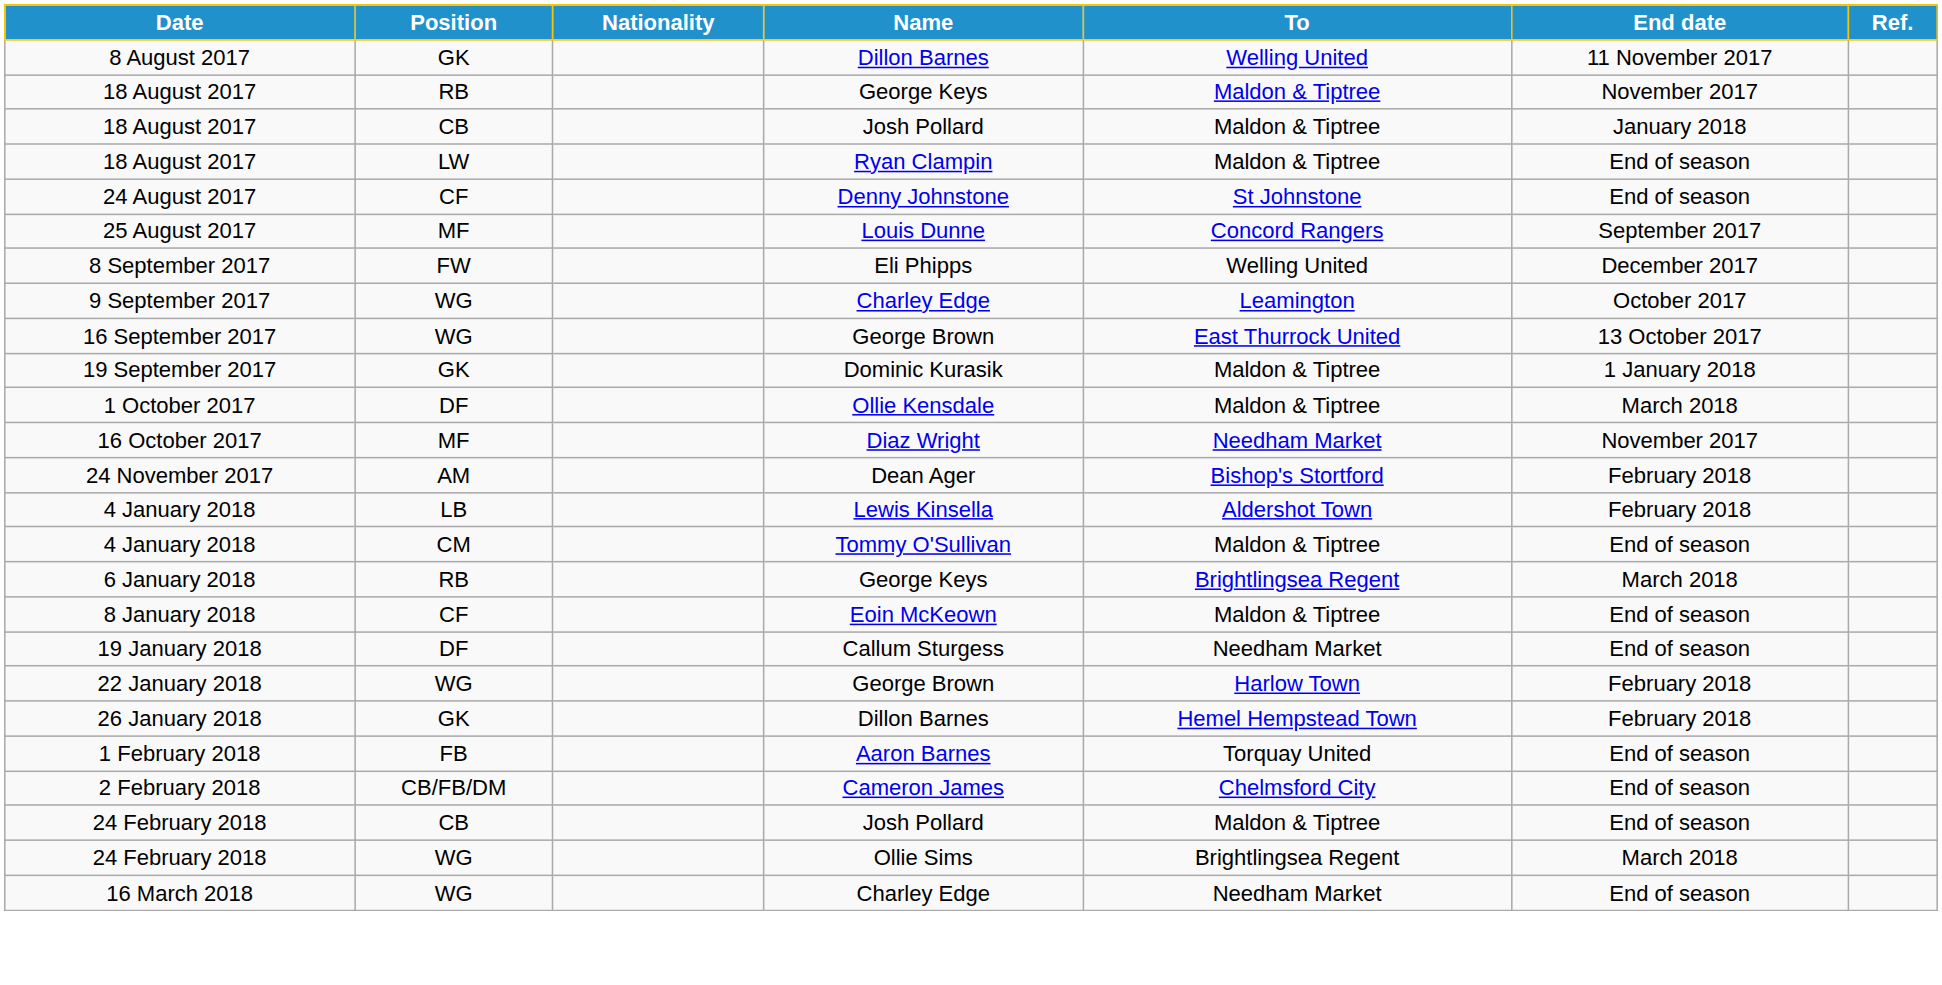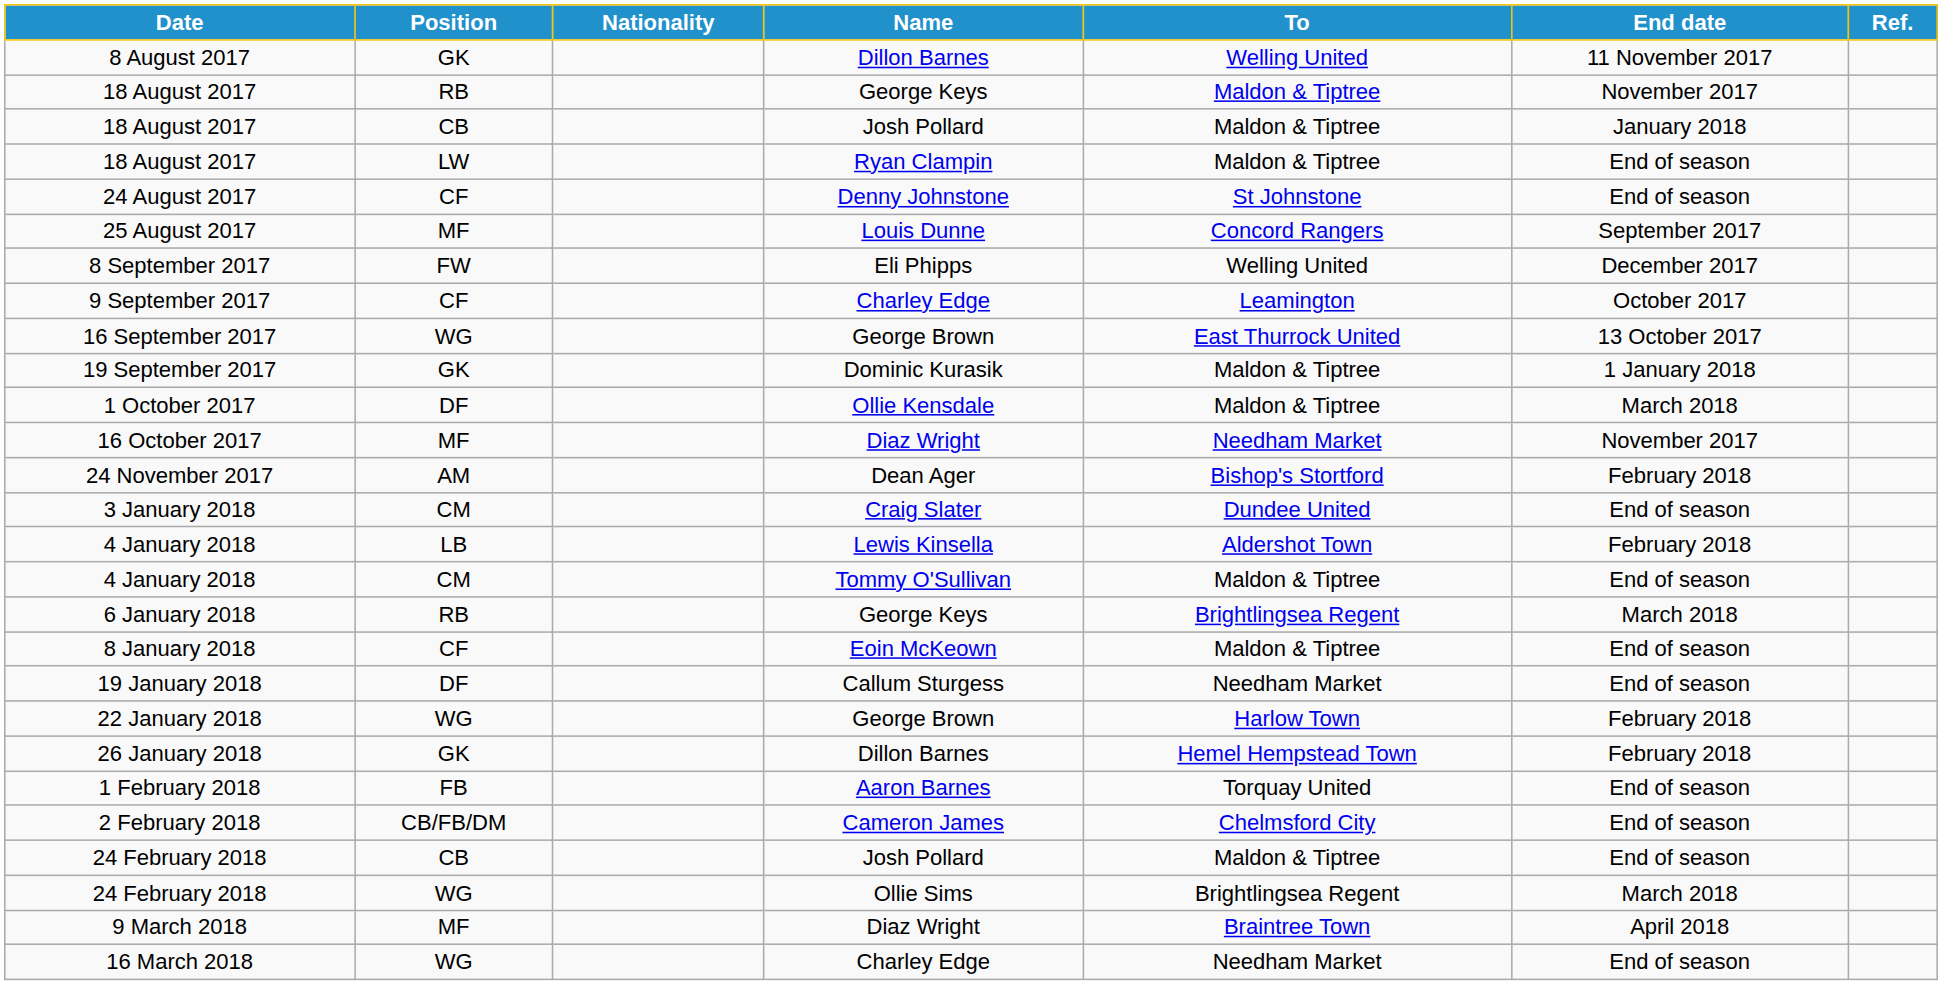(454, 301) WG -> (454, 301) CF
+ row: (180, 510)
+ row: (180, 928)
